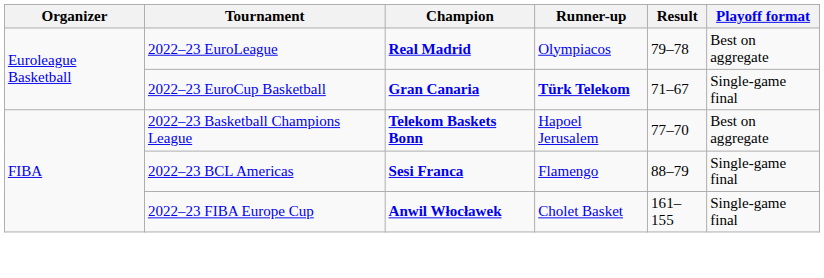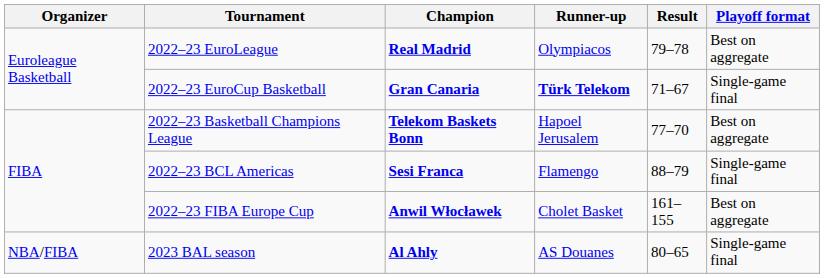(748, 211) Single-game final -> (739, 211) Best on aggregate
+ row: (202, 252)
